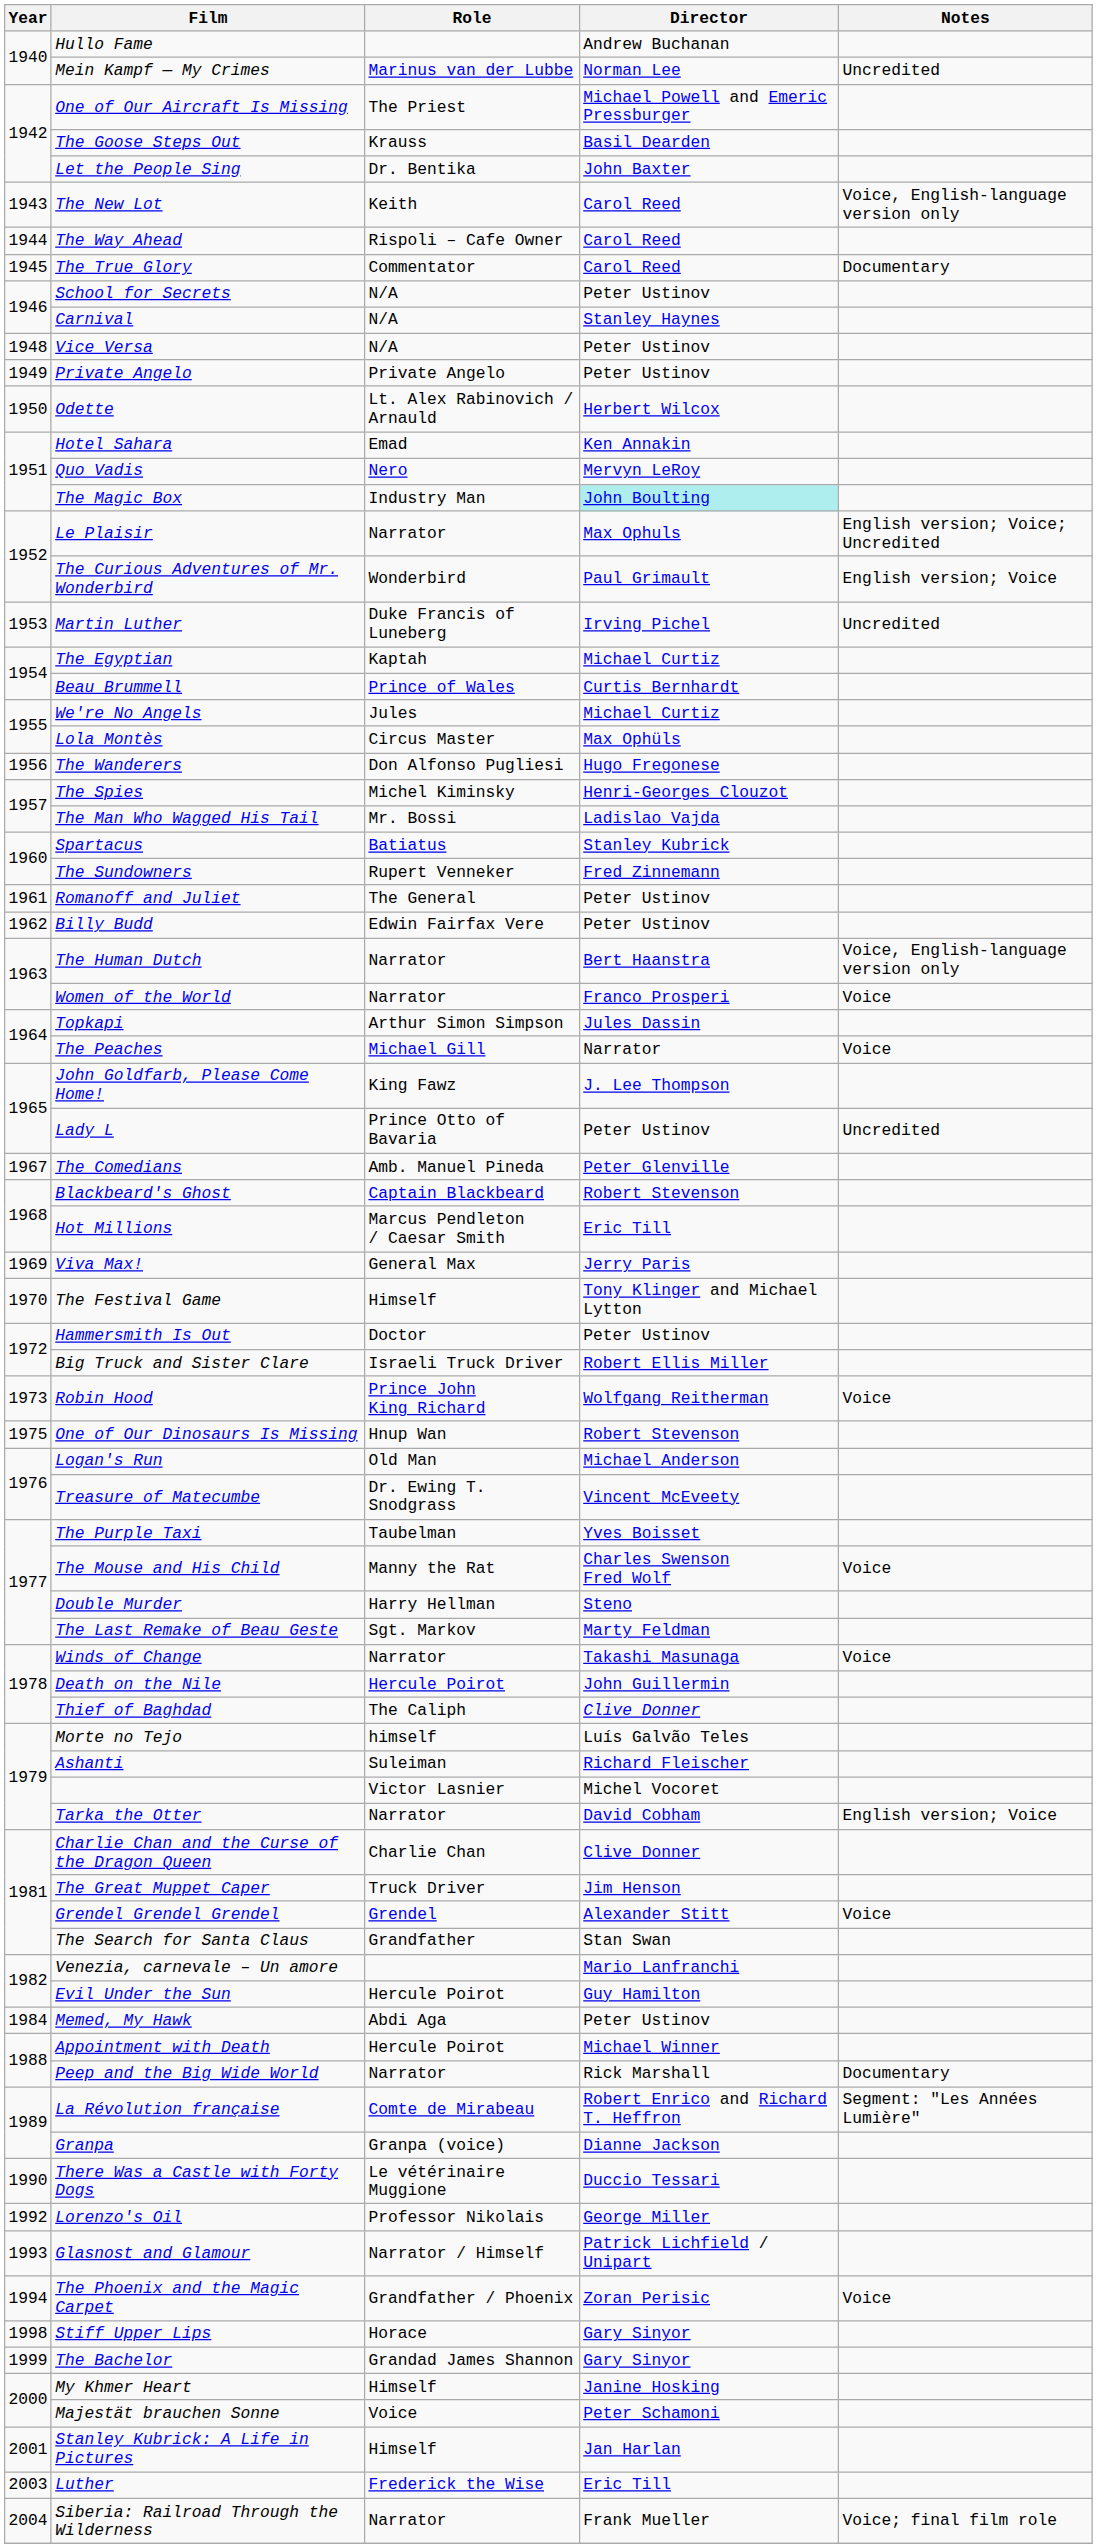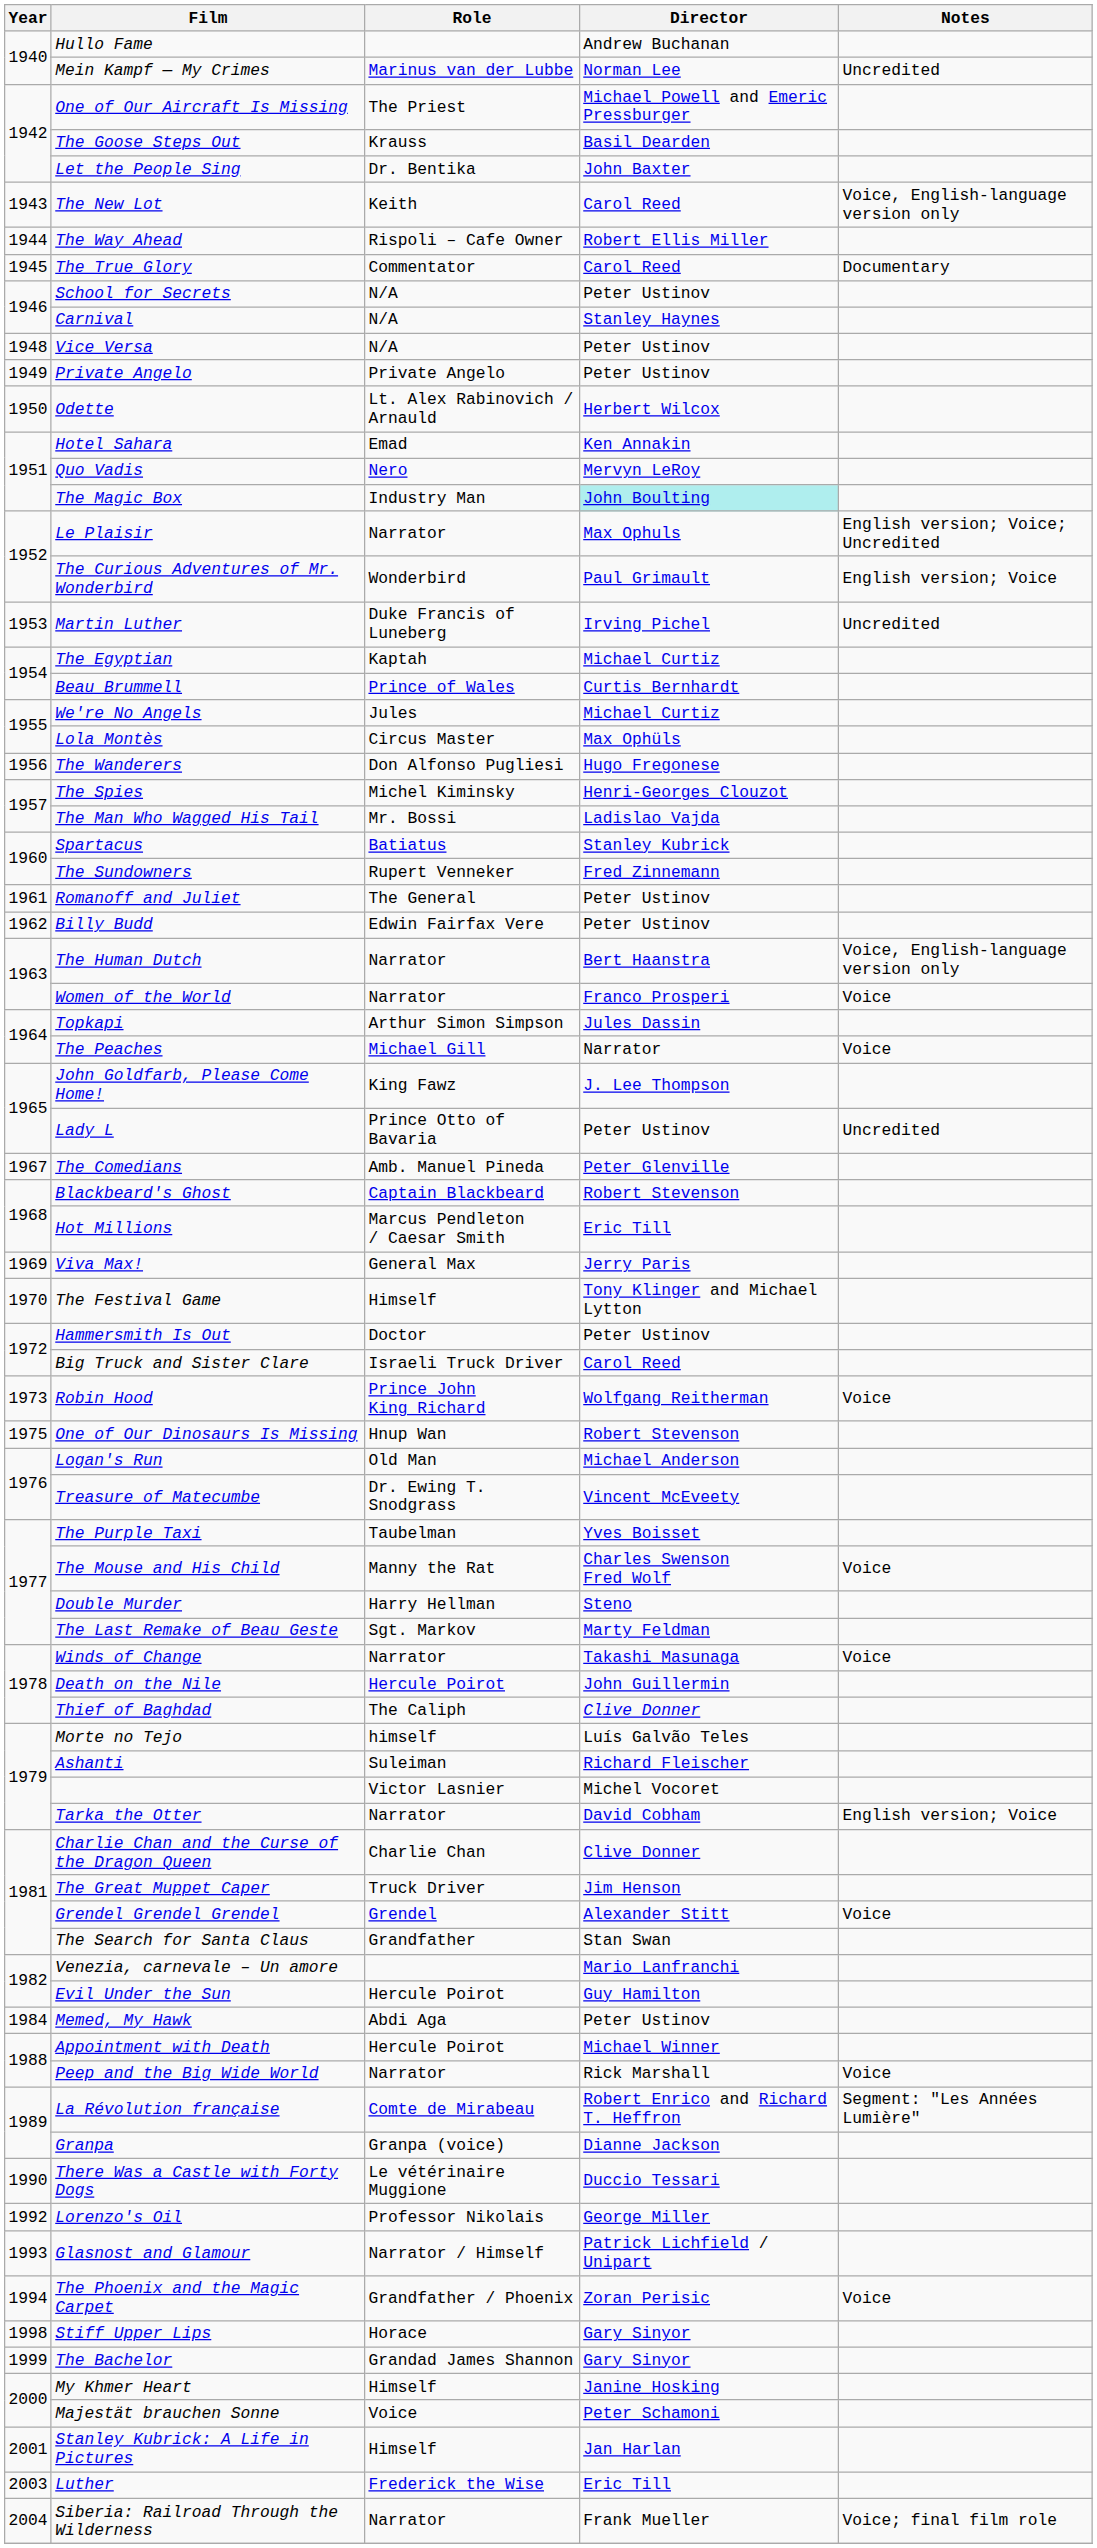(632, 241) Carol Reed -> (676, 241) Robert Ellis Miller
(676, 1363) Robert Ellis Miller -> (632, 1363) Carol Reed
(896, 2074) Documentary -> (867, 2074) Voice
